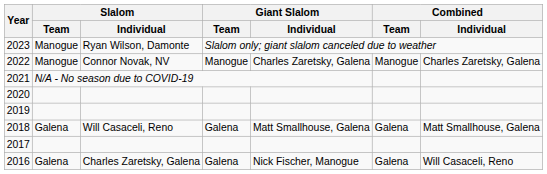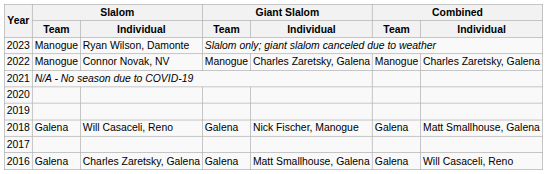(311, 128) Matt Smallhouse, Galena -> (306, 128) Nick Fischer, Manogue
(306, 161) Nick Fischer, Manogue -> (311, 161) Matt Smallhouse, Galena
